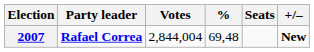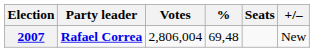(175, 36) 2,844,004 -> (175, 36) 2,806,004
(294, 36) bold -> (294, 36) normal
